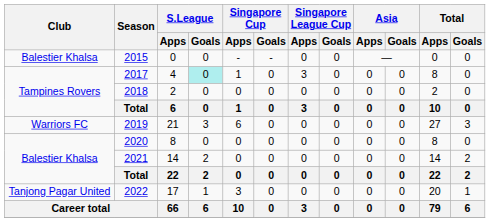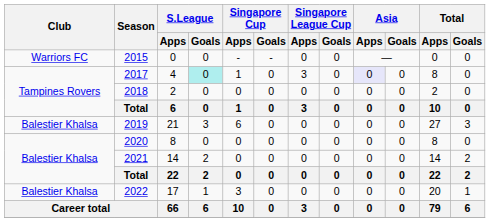(60, 58) Balestier Khalsa -> (60, 58) Warriors FC
(369, 74) no background -> (369, 74) lavender background
(60, 125) Warriors FC -> (60, 125) Balestier Khalsa
(60, 192) Tanjong Pagar United -> (60, 192) Balestier Khalsa
